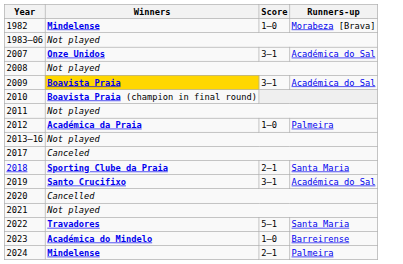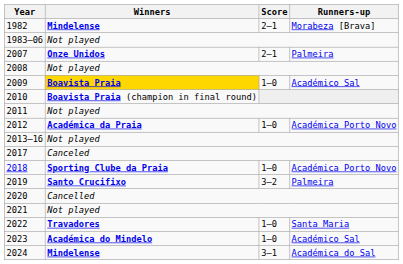(269, 26) 1–0 -> (269, 26) 2–1
(269, 54) 3–1 -> (269, 54) 2–1
(333, 54) Académica do Sal -> (313, 54) Palmeira
(269, 82) 3–1 -> (269, 82) 1–0
(333, 82) Académica do Sal -> (326, 82) Académico Sal
(313, 125) Palmeira -> (344, 125) Académica Porto Novo
(269, 168) 2–1 -> (269, 168) 1–0
(320, 168) Santa Maria -> (344, 168) Académica Porto Novo
(269, 182) 3–1 -> (269, 182) 3–2
(333, 182) Académica do Sal -> (313, 182) Palmeira
(269, 224) 5–1 -> (269, 224) 1–0
(320, 239) Barreirense -> (326, 239) Académico Sal
(269, 253) 2–1 -> (269, 253) 3–1
(313, 253) Palmeira -> (333, 253) Académica do Sal
